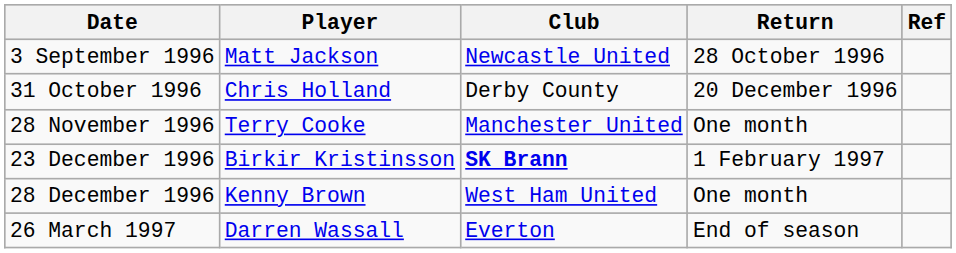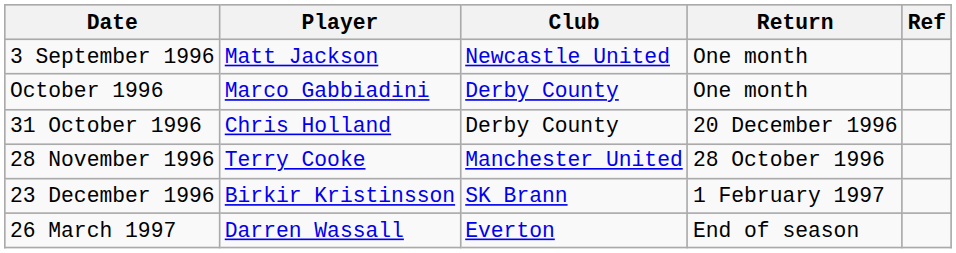(789, 57) 28 October 1996 -> (750, 57) One month
+ row: (87, 92)
(750, 126) One month -> (789, 161) 28 October 1996
(516, 161) bold -> (516, 196) normal
- row: (112, 196)
